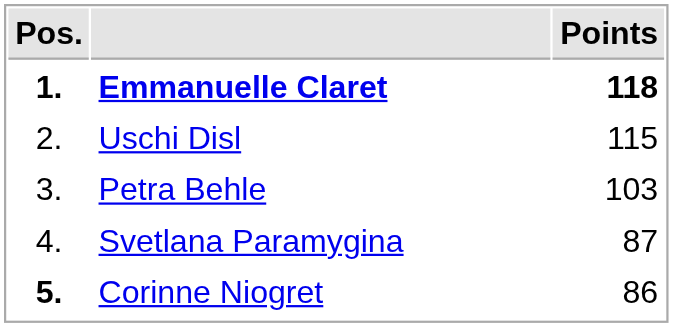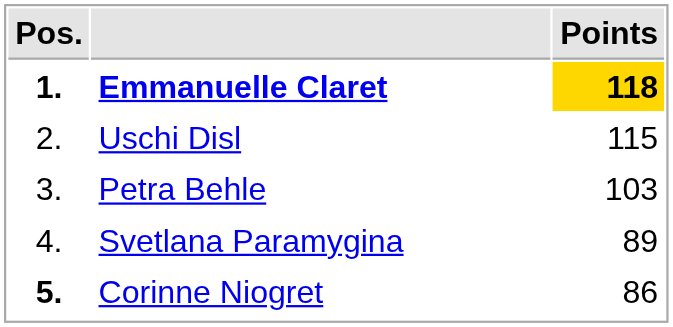(632, 87) no background -> (632, 87) gold background
(640, 240) 87 -> (640, 240) 89
